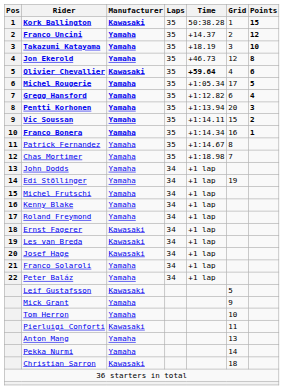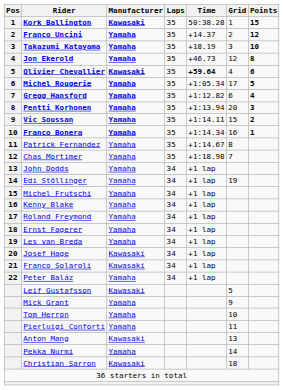(127, 230) Kawasaki -> (122, 230) Yamaha
(127, 242) Kawasaki -> (122, 242) Yamaha
(122, 266) Yamaha -> (127, 266) Kawasaki
(127, 327) Kawasaki -> (122, 327) Yamaha
(122, 339) Yamaha -> (127, 339) Kawasaki
